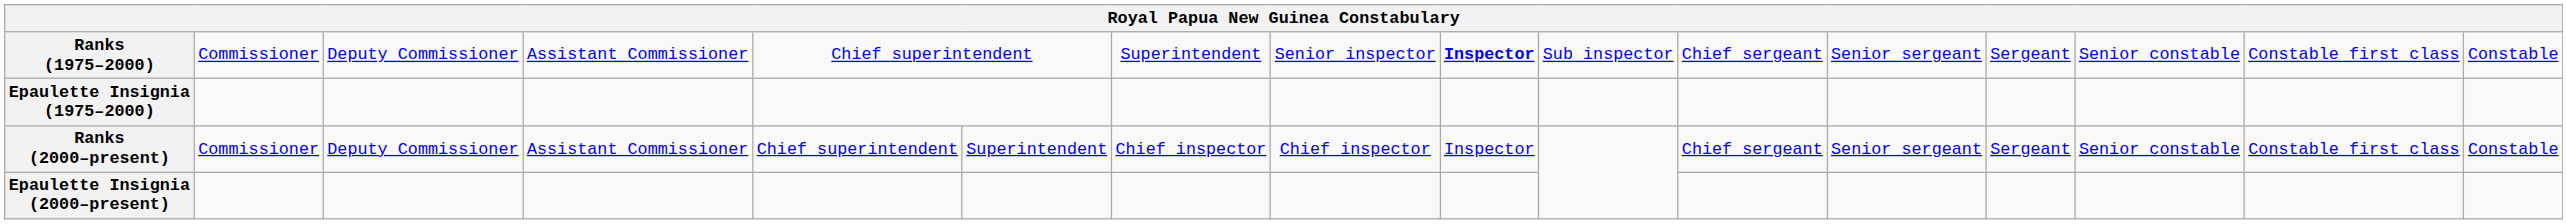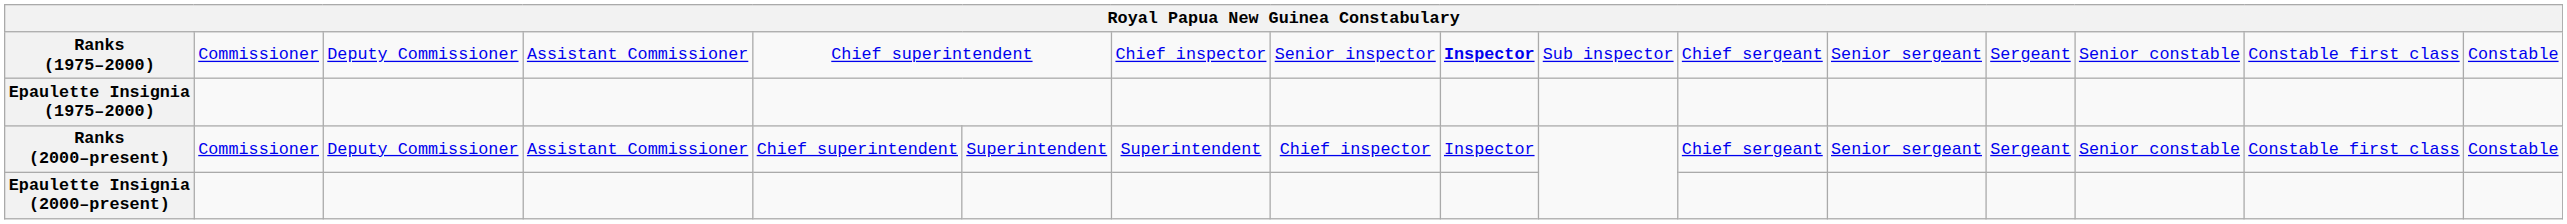(1191, 55) Superintendent -> (1191, 55) Chief inspector
(1191, 149) Chief inspector -> (1191, 149) Superintendent
